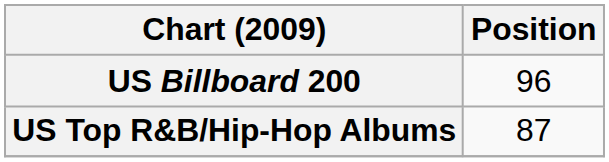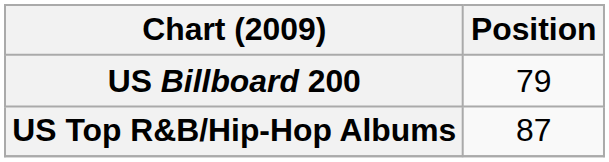(534, 80) 96 -> (534, 80) 79
